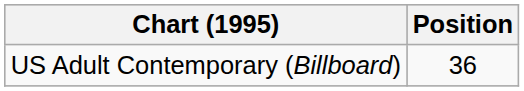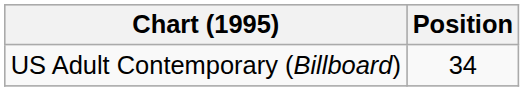(463, 65) 36 -> (463, 65) 34
